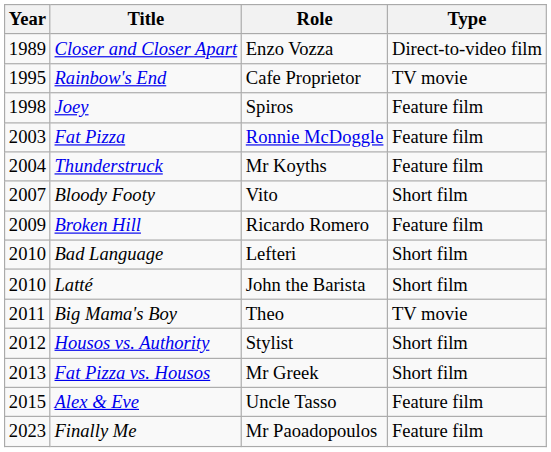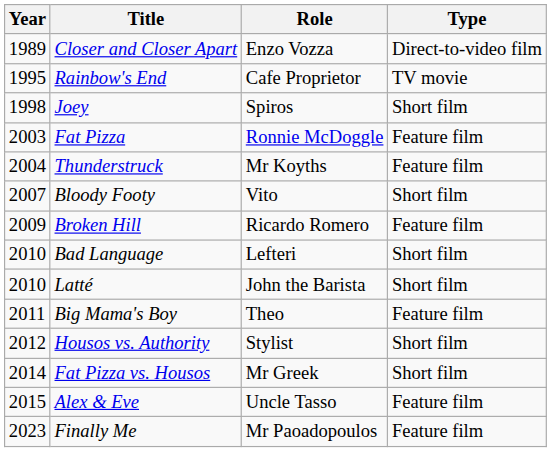(438, 107) Feature film -> (430, 107) Short film
(430, 313) TV movie -> (438, 313) Feature film
(27, 372) 2013 -> (27, 372) 2014
